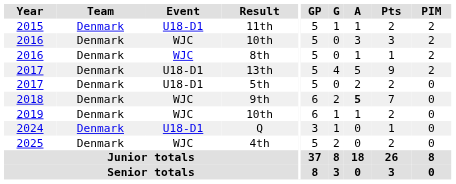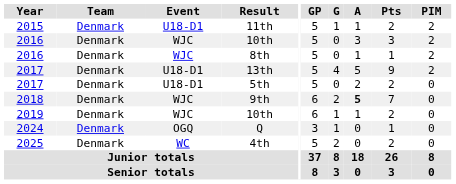(183, 128) U18-D1 -> (183, 128) OGQ
(183, 143) WJC -> (183, 143) WC
